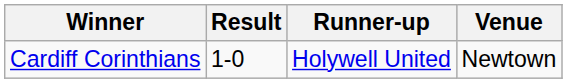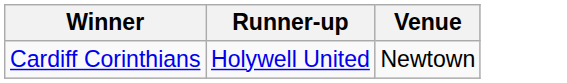- column: (246, 22)
